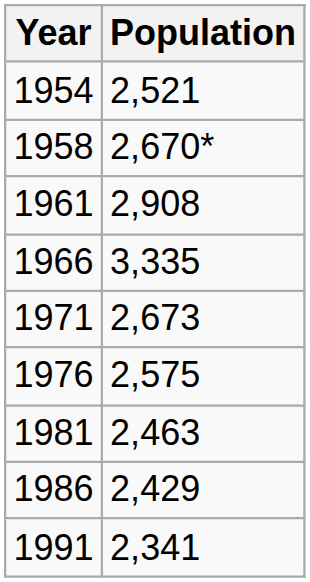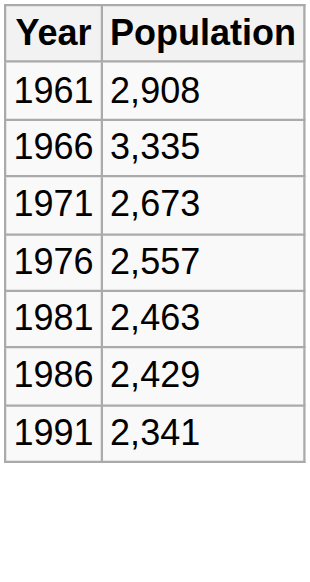- row: (53, 90)
- row: (53, 147)
(155, 375) 2,575 -> (155, 261) 2,557
